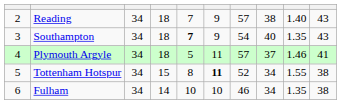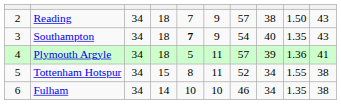(296, 18) 1.40 -> (296, 18) 1.50
(270, 54) 37 -> (270, 54) 39
(296, 54) 1.46 -> (296, 54) 1.36
(217, 72) bold -> (217, 72) normal
